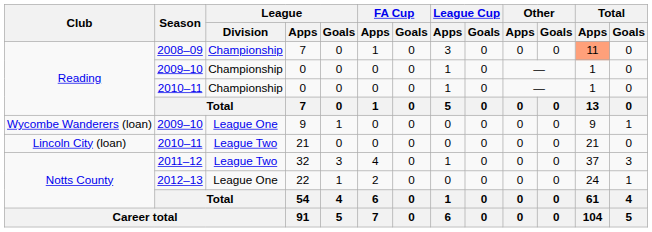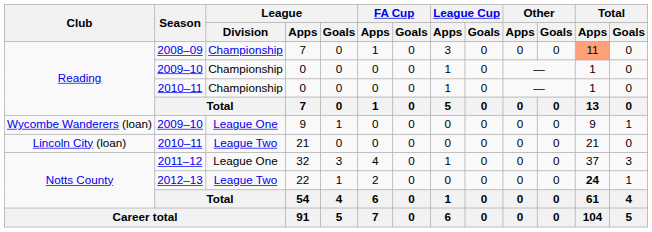(245, 161) League Two -> (245, 161) League One
(245, 180) League One -> (245, 180) League Two
(593, 180) normal -> (593, 180) bold
